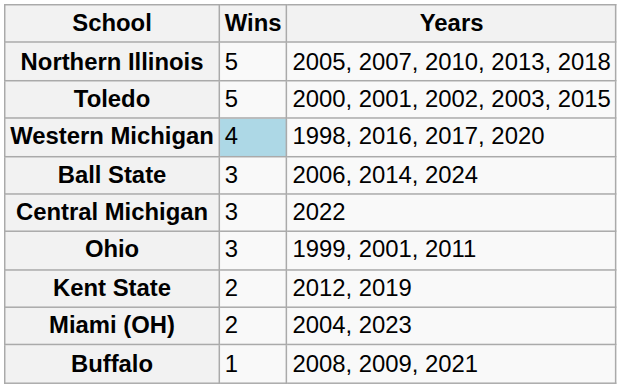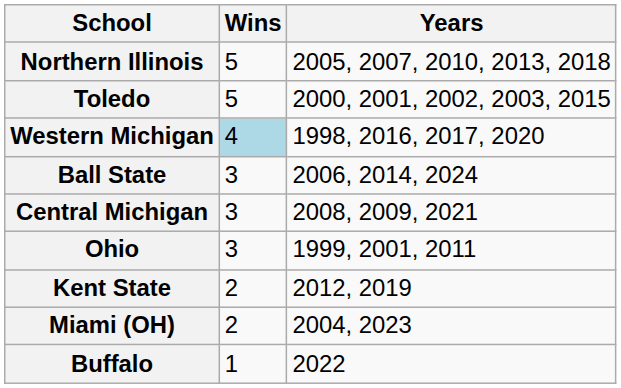(319, 212) 2022 -> (385, 212) 2008, 2009, 2021
(385, 363) 2008, 2009, 2021 -> (319, 363) 2022
